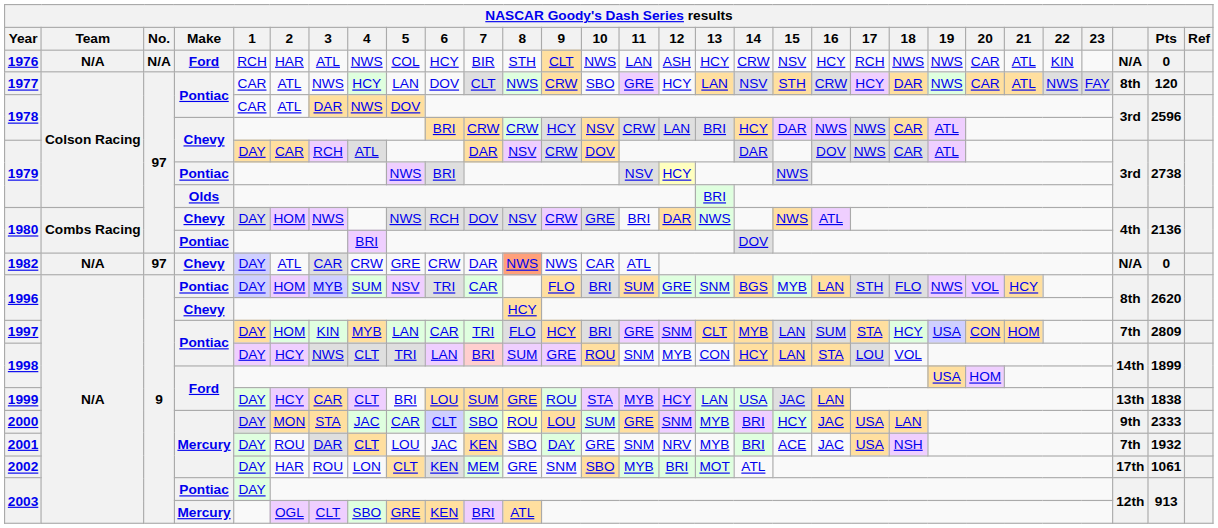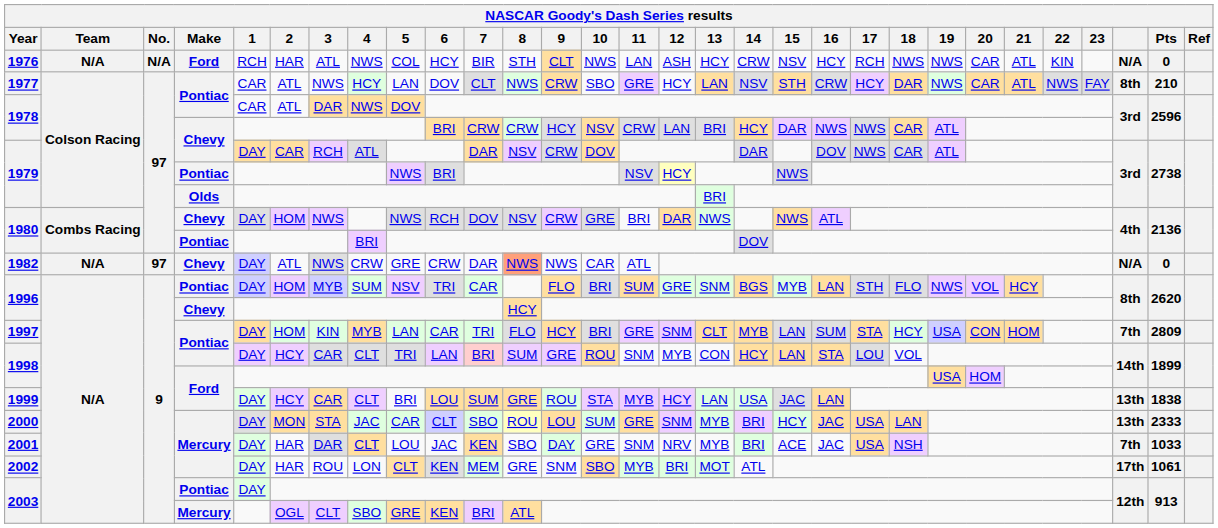(1166, 83) 120 -> (1166, 83) 210
(328, 264) CAR -> (328, 264) NWS
(328, 354) NWS -> (328, 354) CAR
(1130, 422) 9th -> (1130, 422) 13th
(289, 444) ROU -> (289, 444) HAR
(1166, 444) 1932 -> (1166, 444) 1033
